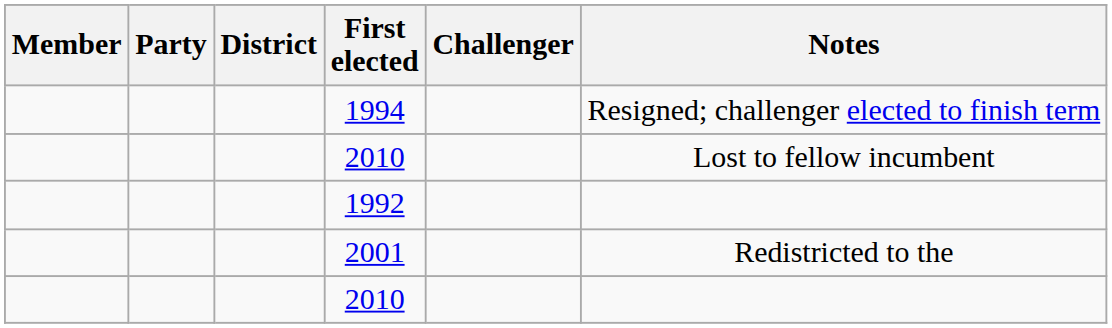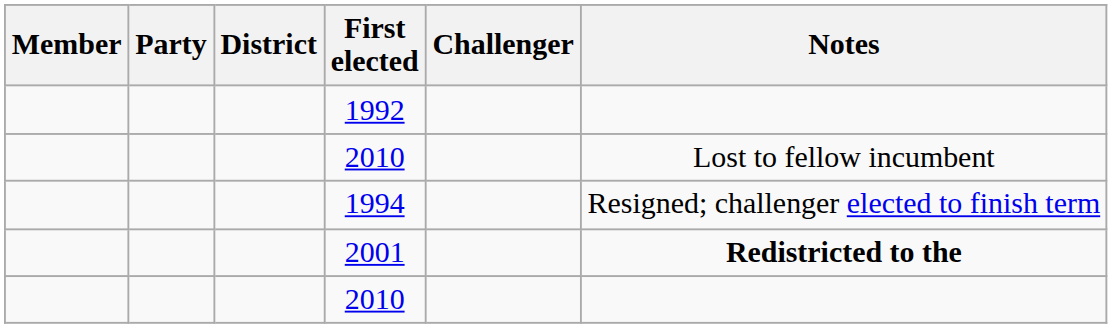rows swapped: (67, 205) <-> (67, 110)
(844, 251) normal -> (844, 251) bold
